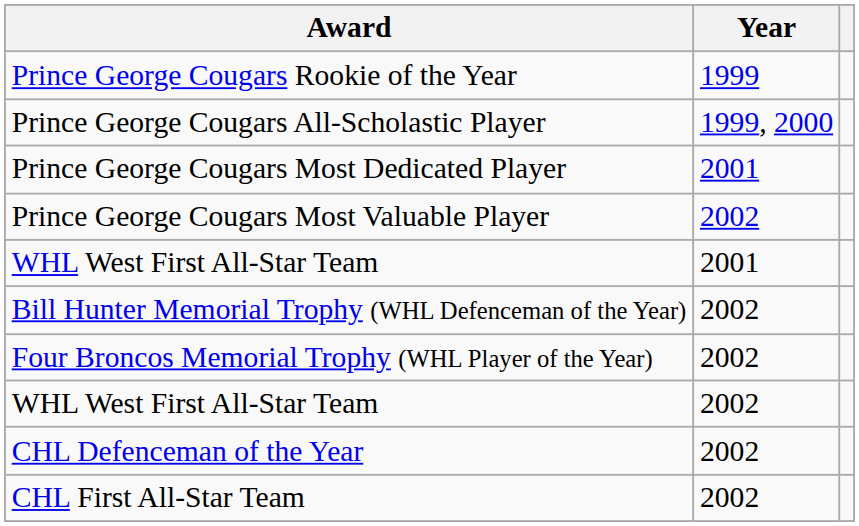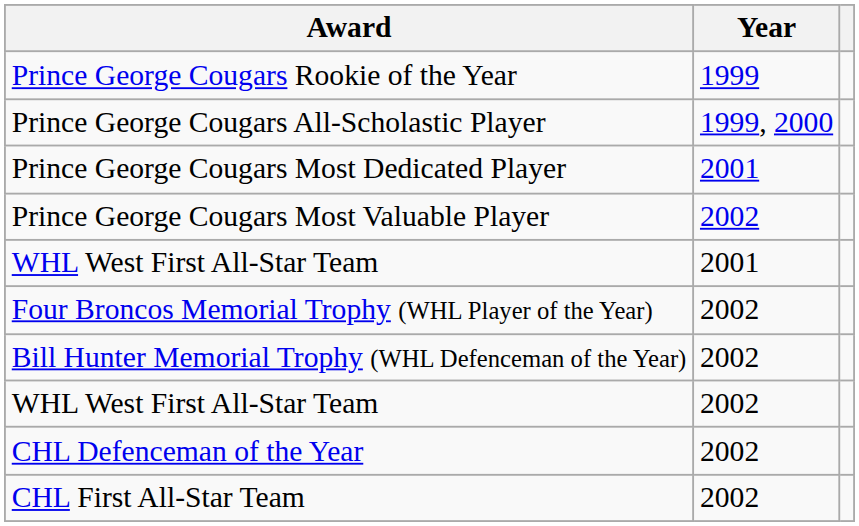rows swapped: (349, 309) <-> (332, 356)
